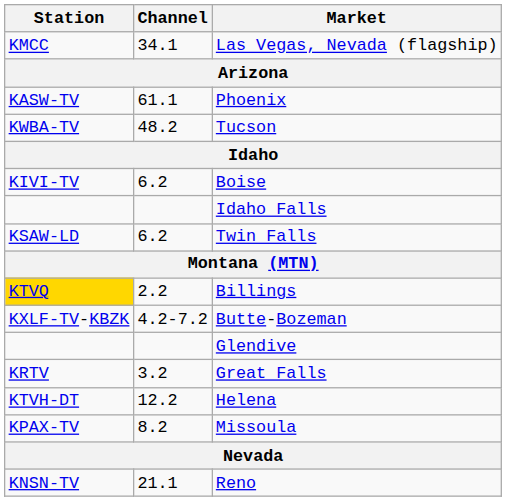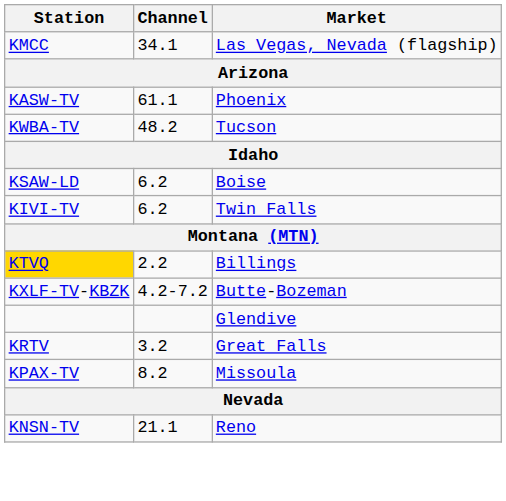(44, 182) KIVI-TV -> (44, 182) KSAW-LD
- row: (271, 210)
(44, 237) KSAW-LD -> (44, 210) KIVI-TV
- row: (246, 401)
